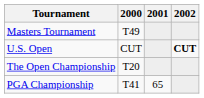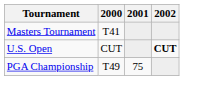(131, 31) T49 -> (111, 31) T41
- row: (61, 66)
(131, 84) T41 -> (111, 66) T49
(158, 84) 65 -> (138, 66) 75
